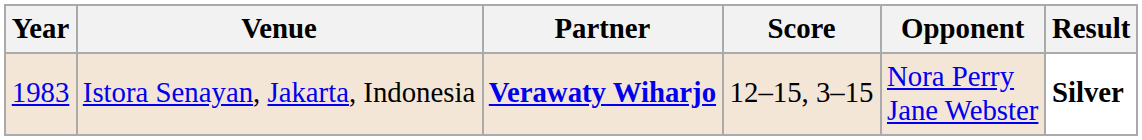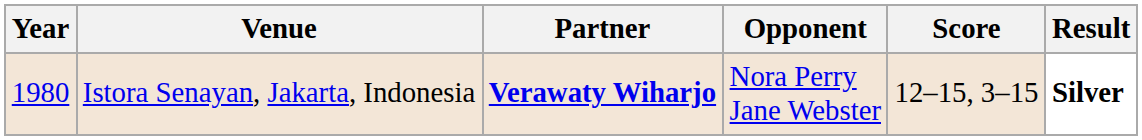columns swapped: (963, 28) <-> (802, 28)
(41, 93) 1983 -> (41, 93) 1980
